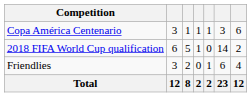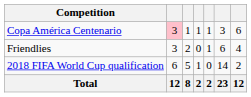(174, 30) no background -> (174, 30) pink background
rows swapped: (85, 48) <-> (29, 65)
